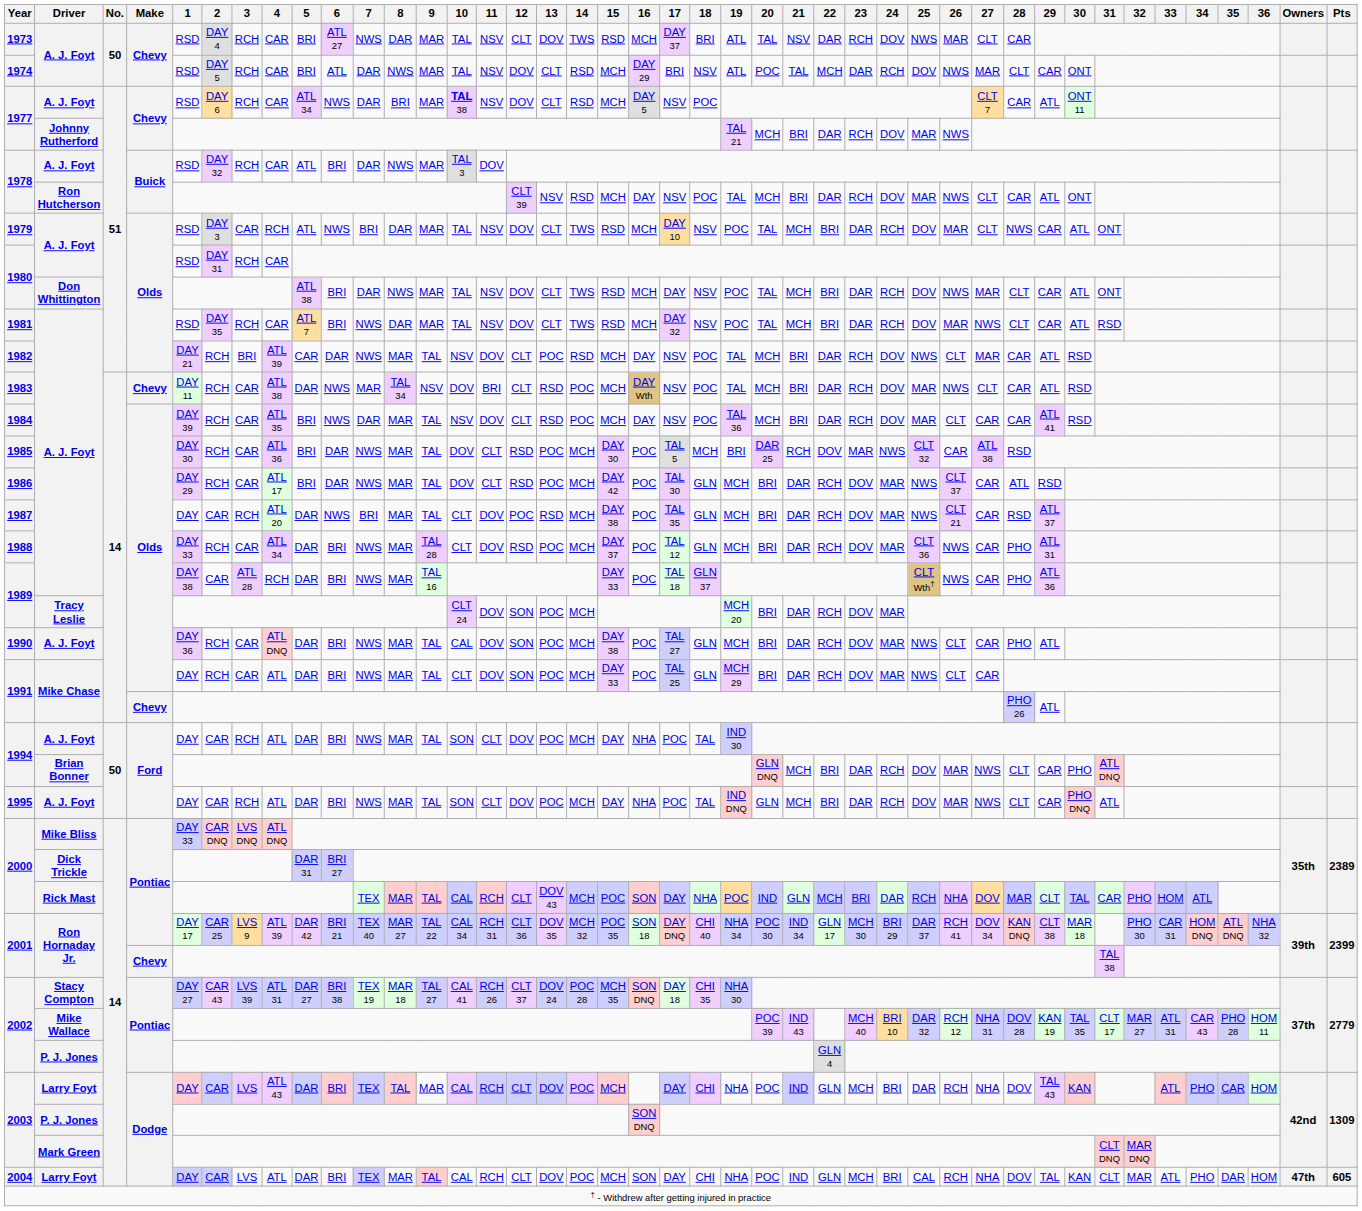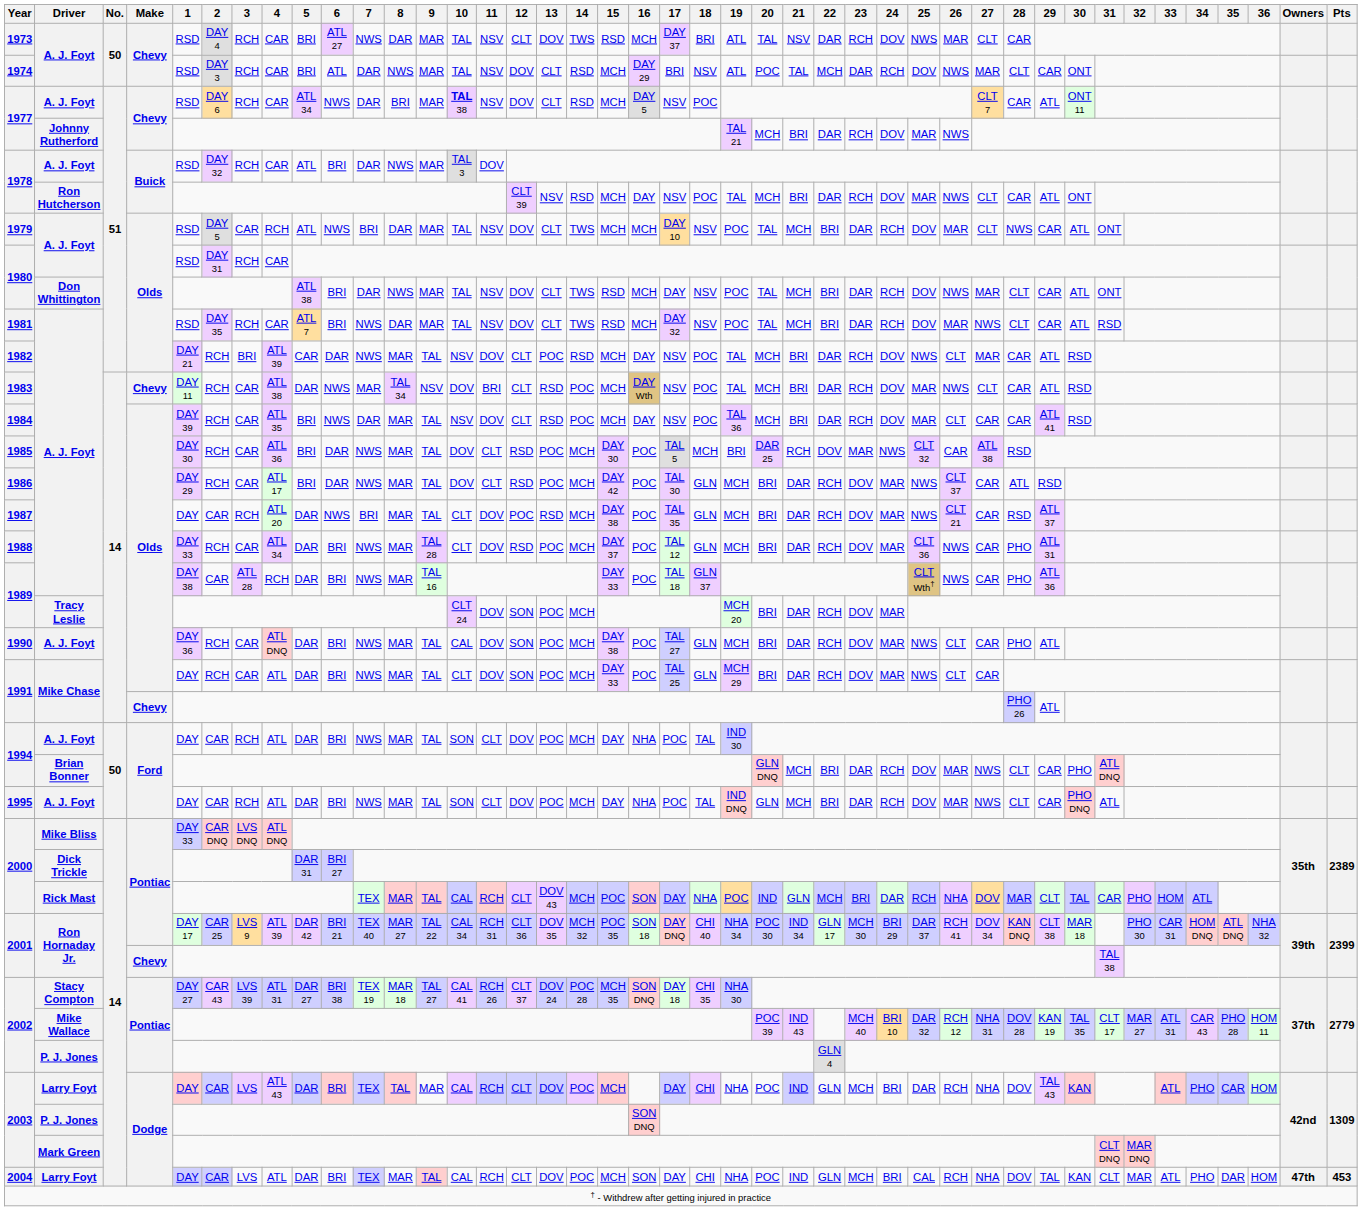(217, 70) DAY 5 -> (217, 70) DAY 3
(217, 229) DAY 3 -> (217, 229) DAY 5
(613, 229) RSD -> (613, 229) MCH
(1342, 1177) 605 -> (1342, 1177) 453
